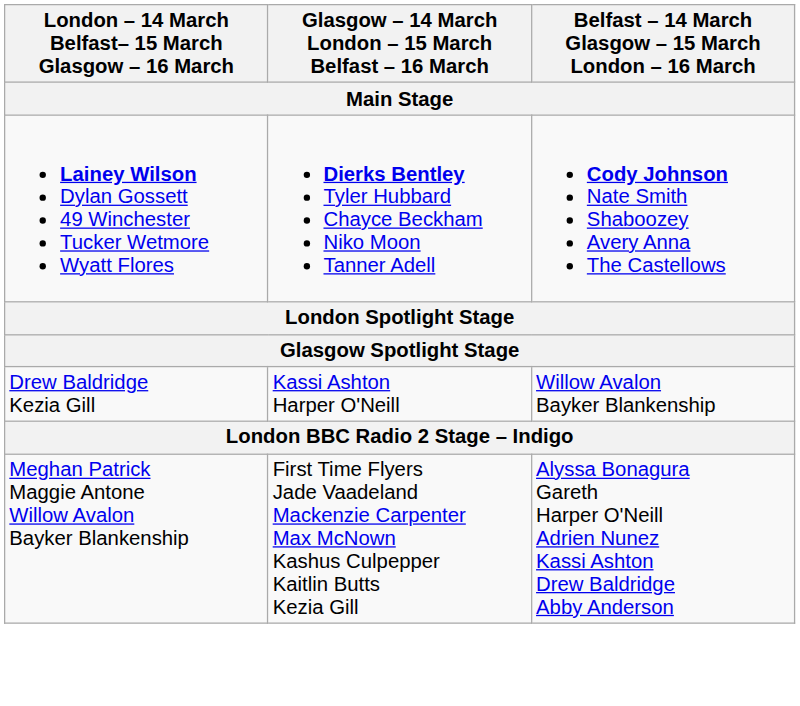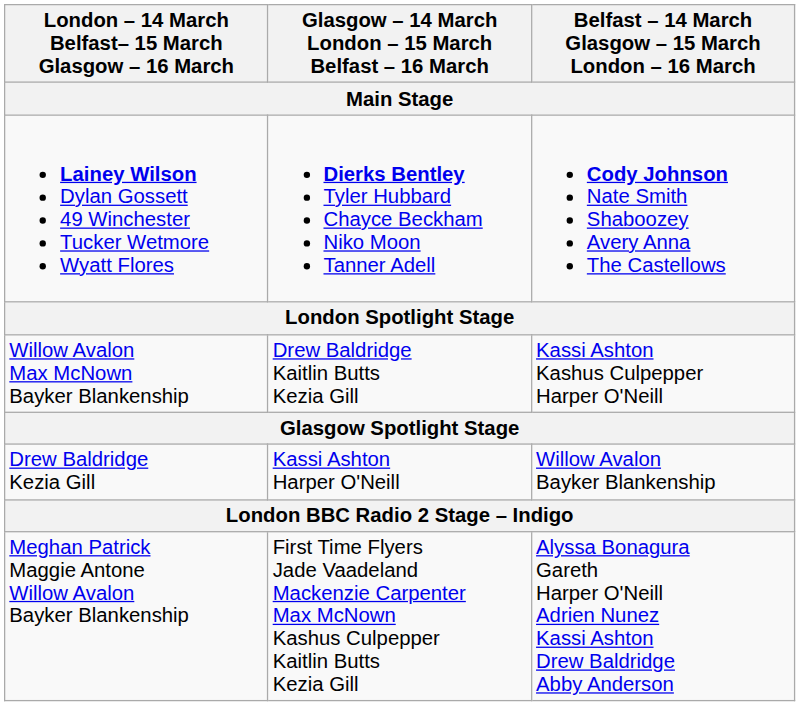+ row: (99, 373)
